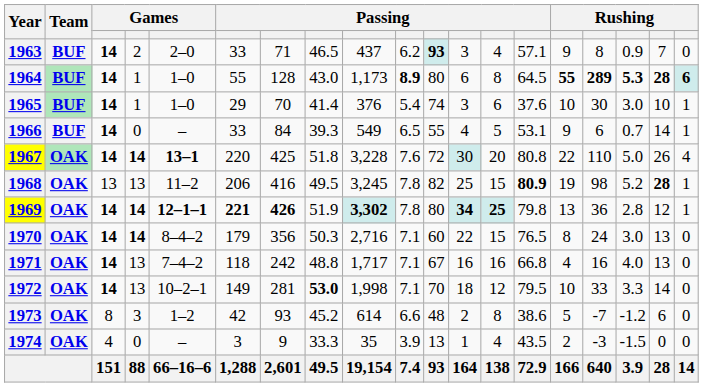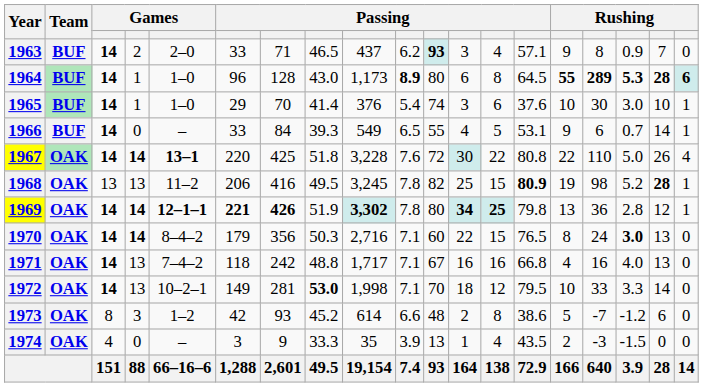(238, 78) 55 -> (238, 78) 96
(497, 157) 20 -> (497, 157) 22
(633, 236) normal -> (633, 236) bold
